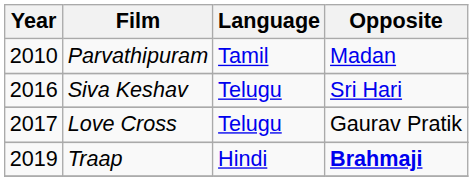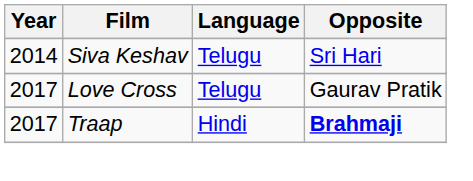- row: (138, 55)
(34, 90) 2016 -> (34, 55) 2014
(34, 158) 2019 -> (34, 124) 2017
